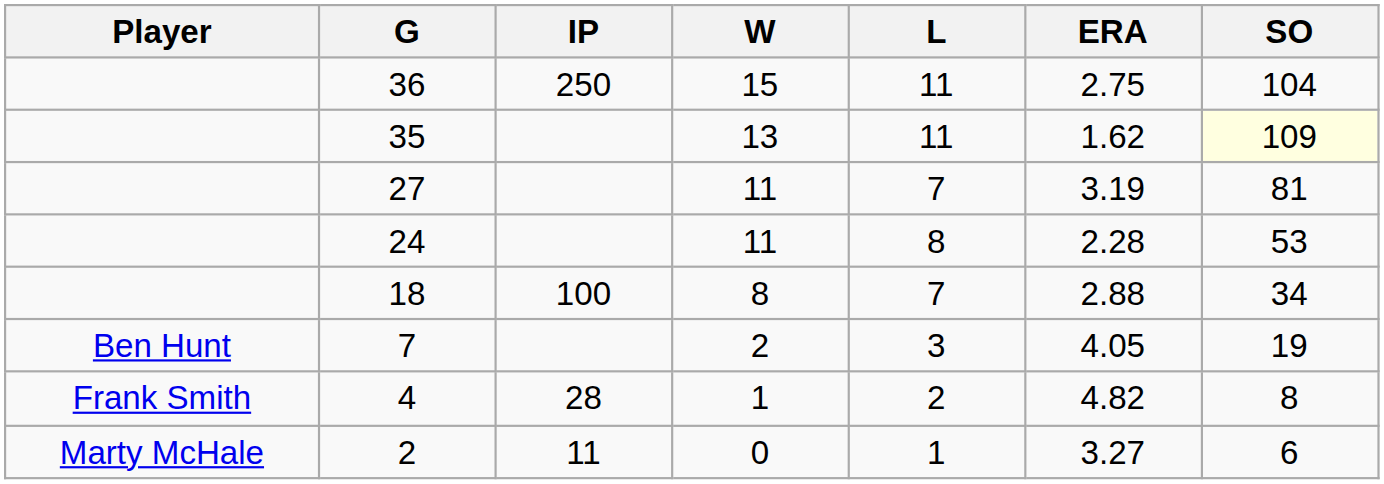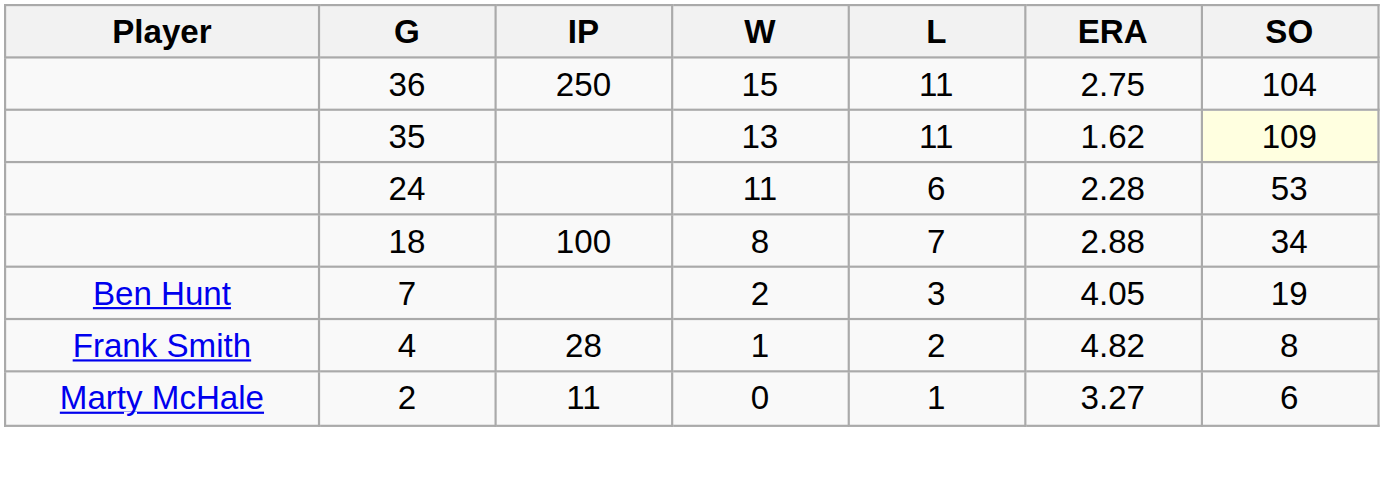- row: (407, 189)
(936, 241) 8 -> (936, 189) 6
